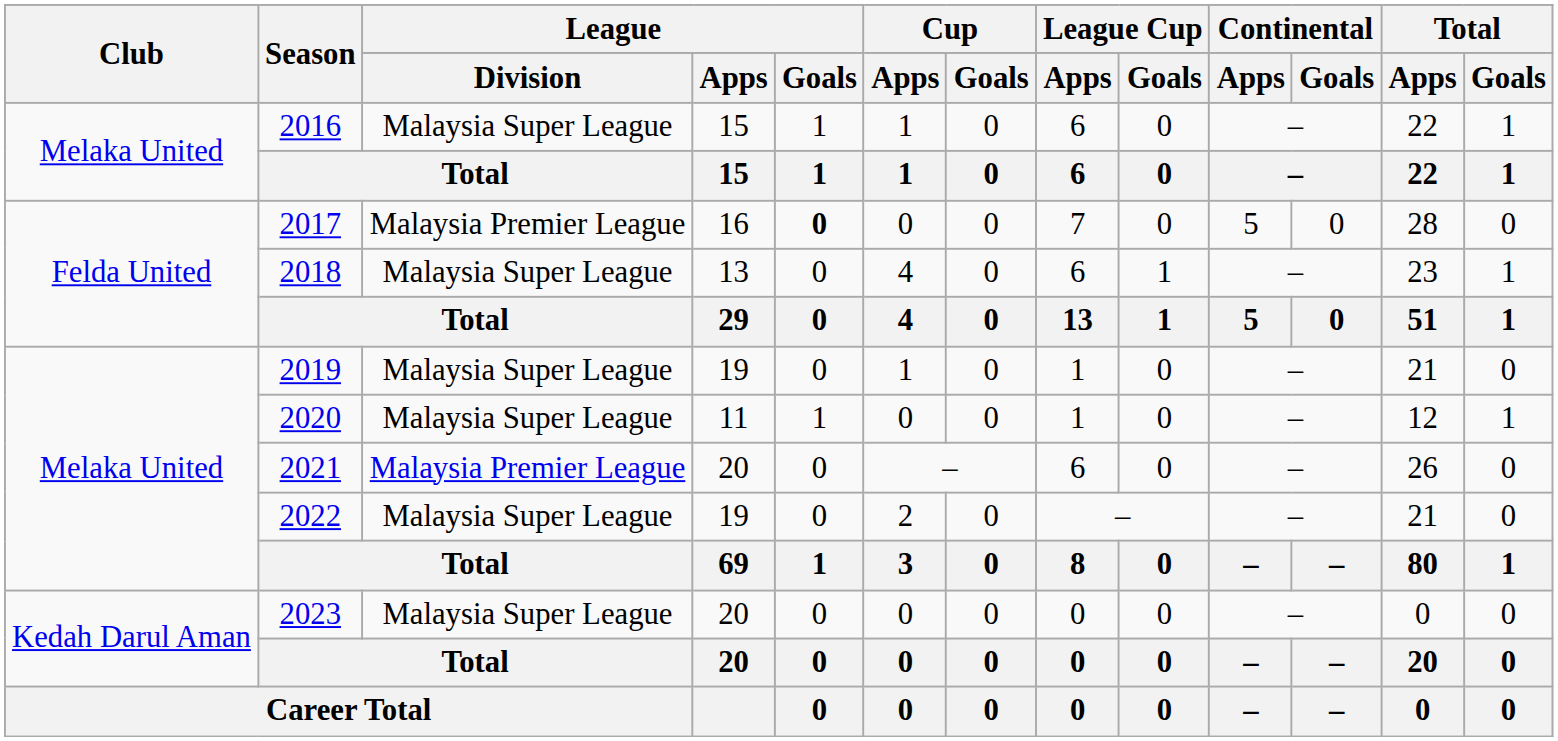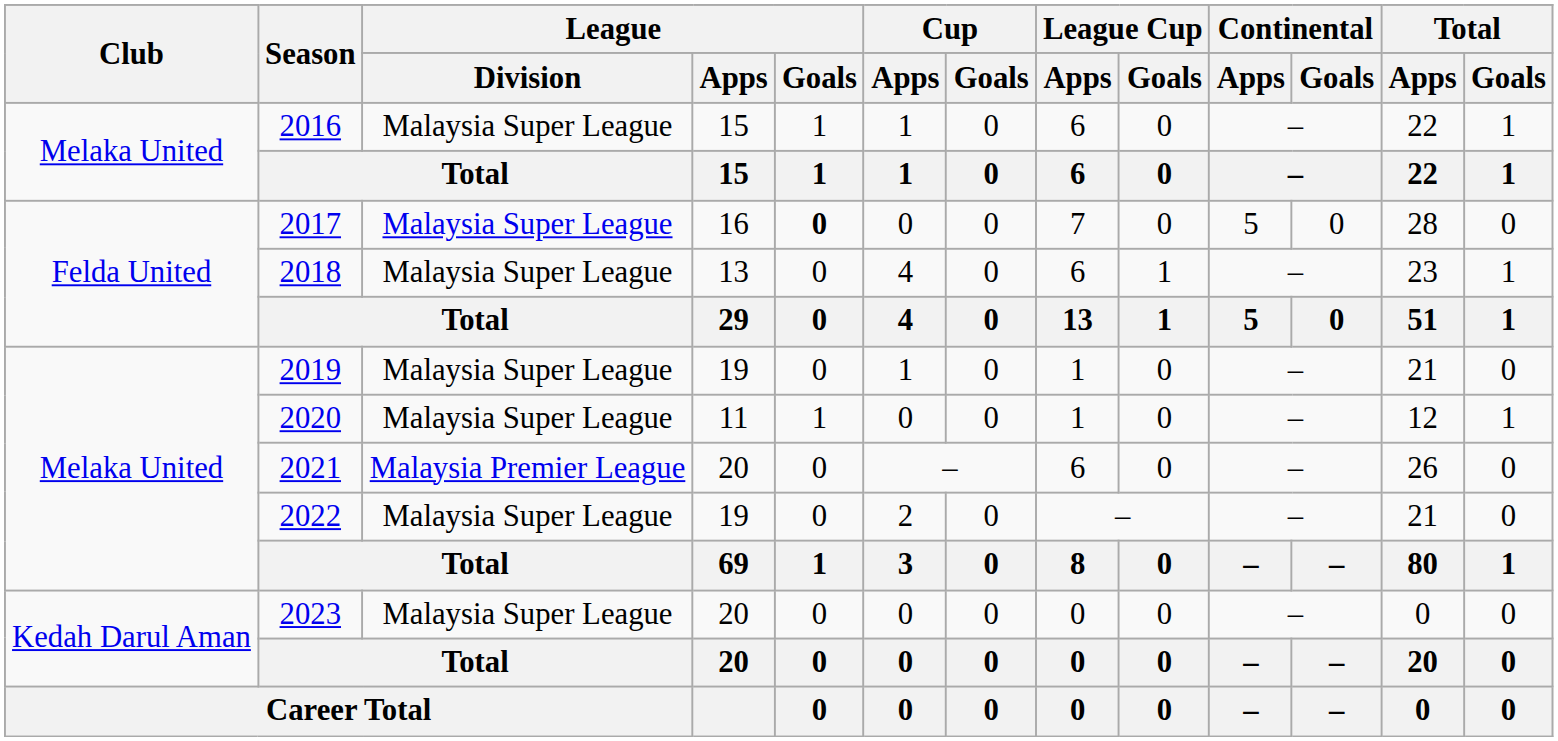(527, 223) Malaysia Premier League -> (528, 223) Malaysia Super League
